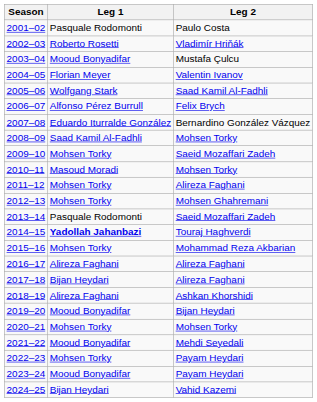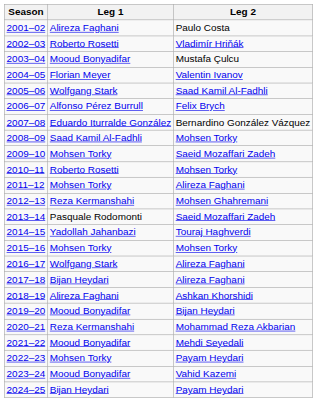(96, 28) Pasquale Rodomonti -> (84, 28) Alireza Faghani
(84, 169) Masoud Moradi -> (84, 169) Roberto Rosetti
(81, 201) Mohsen Torky -> (92, 201) Reza Kermanshahi
(96, 232) bold -> (93, 232) normal
(236, 248) Mohammad Reza Akbarian -> (206, 248) Mohsen Torky
(84, 264) Alireza Faghani -> (84, 264) Wolfgang Stark
(81, 327) Mohsen Torky -> (92, 327) Reza Kermanshahi
(206, 327) Mohsen Torky -> (236, 327) Mohammad Reza Akbarian
(210, 374) Payam Heydari -> (206, 374) Vahid Kazemi
(206, 389) Vahid Kazemi -> (210, 389) Payam Heydari
